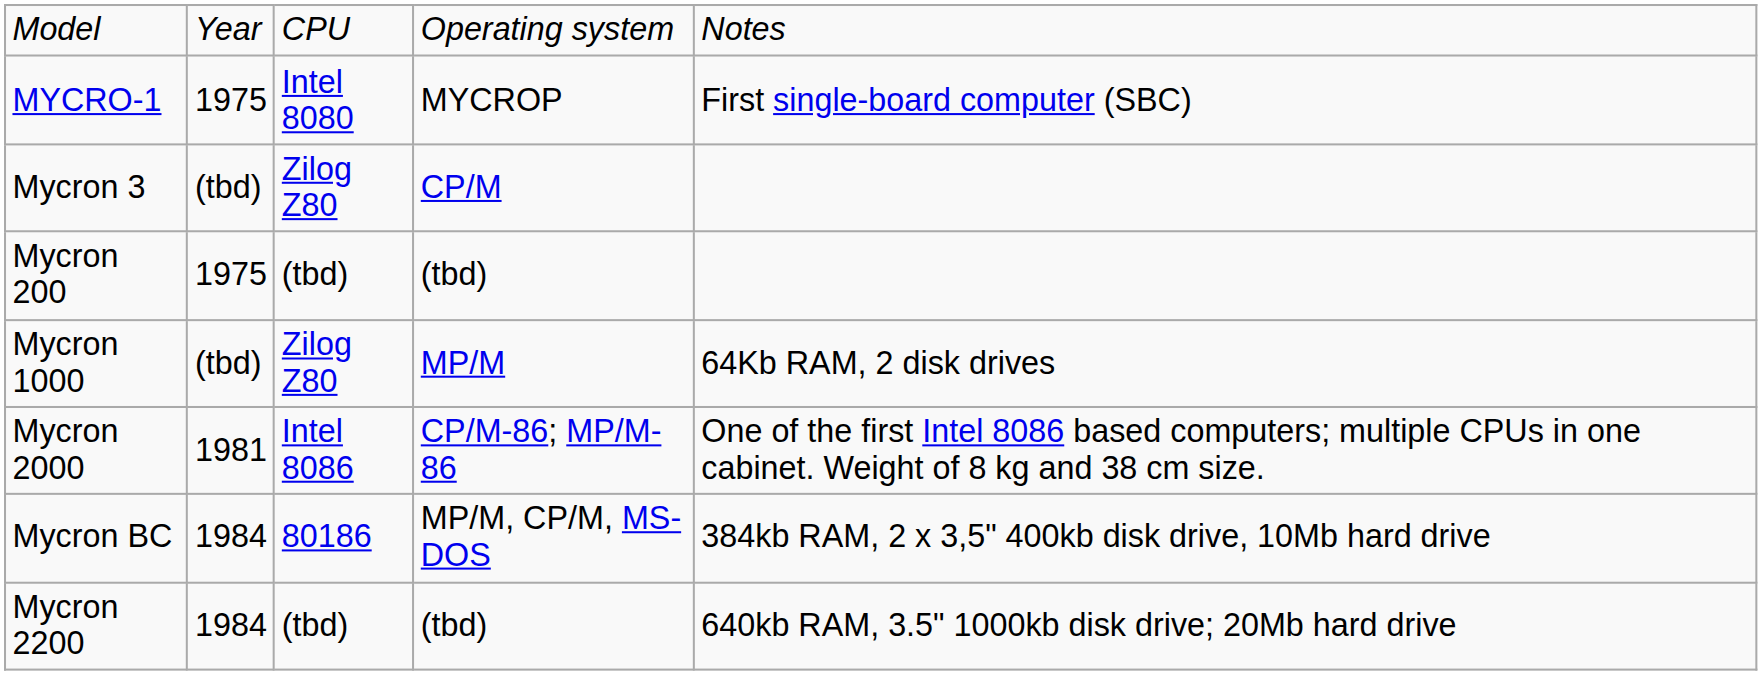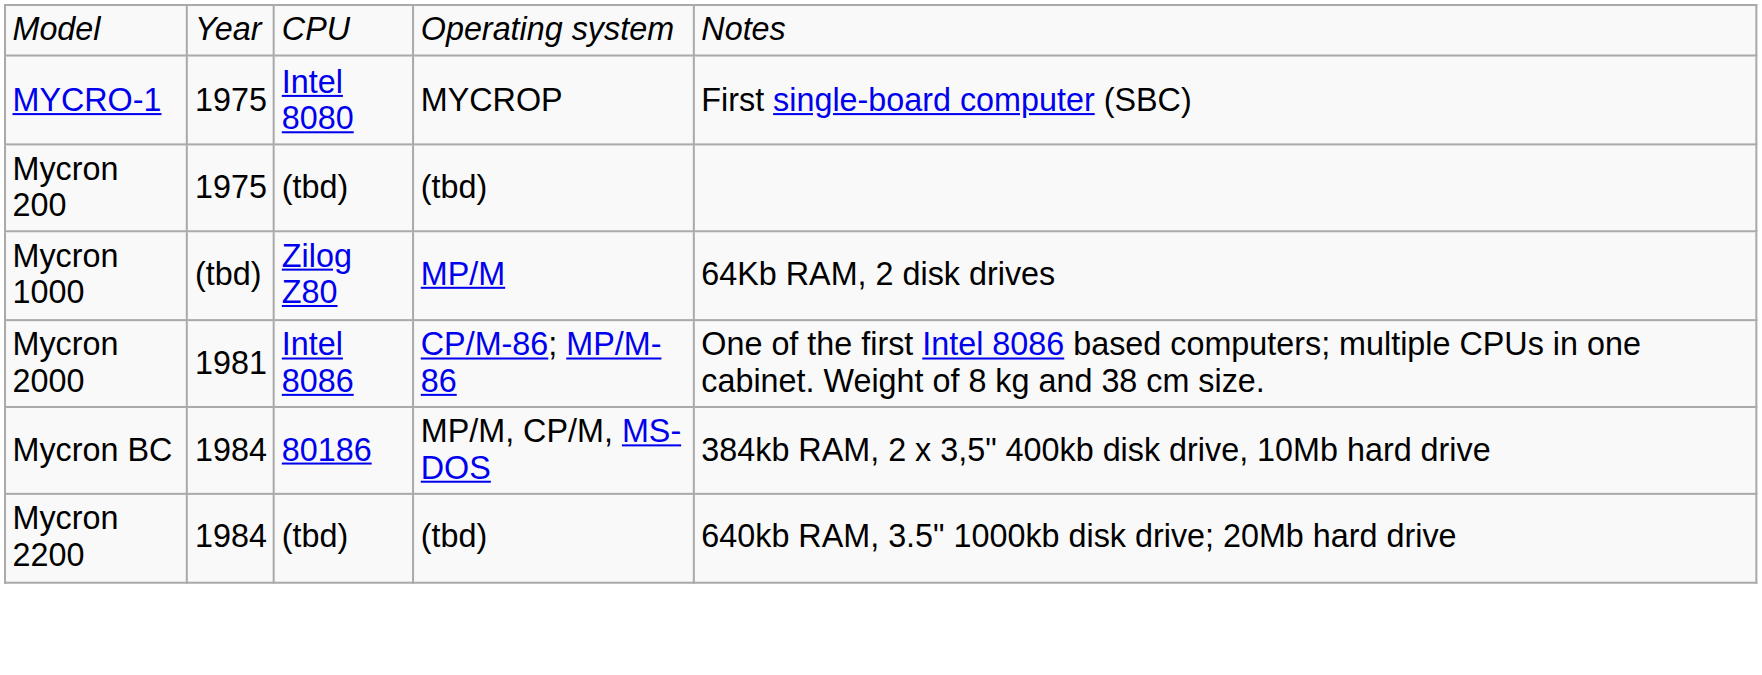- row: (79, 187)
